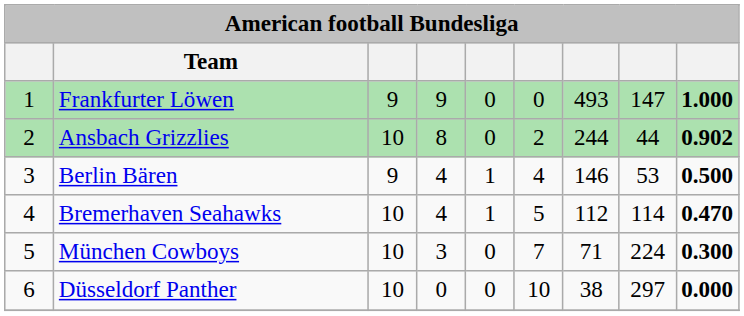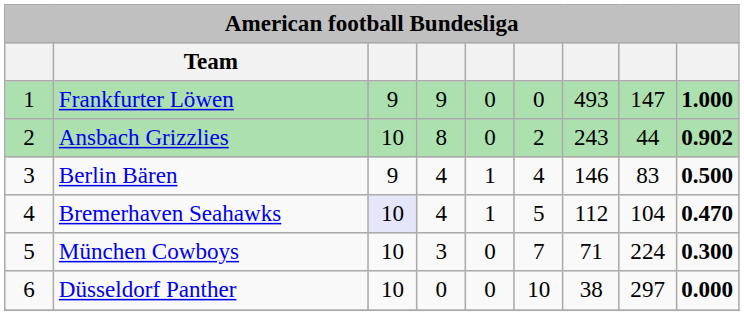(591, 138) 244 -> (591, 138) 243
(648, 176) 53 -> (648, 176) 83
(393, 214) no background -> (393, 214) lavender background
(648, 214) 114 -> (648, 214) 104
